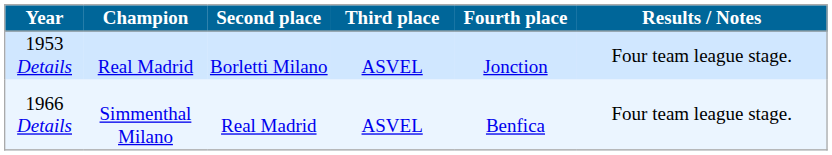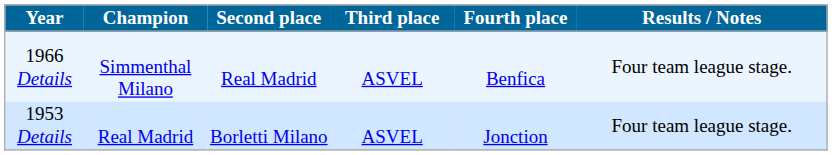rows swapped: (45, 55) <-> (45, 114)
